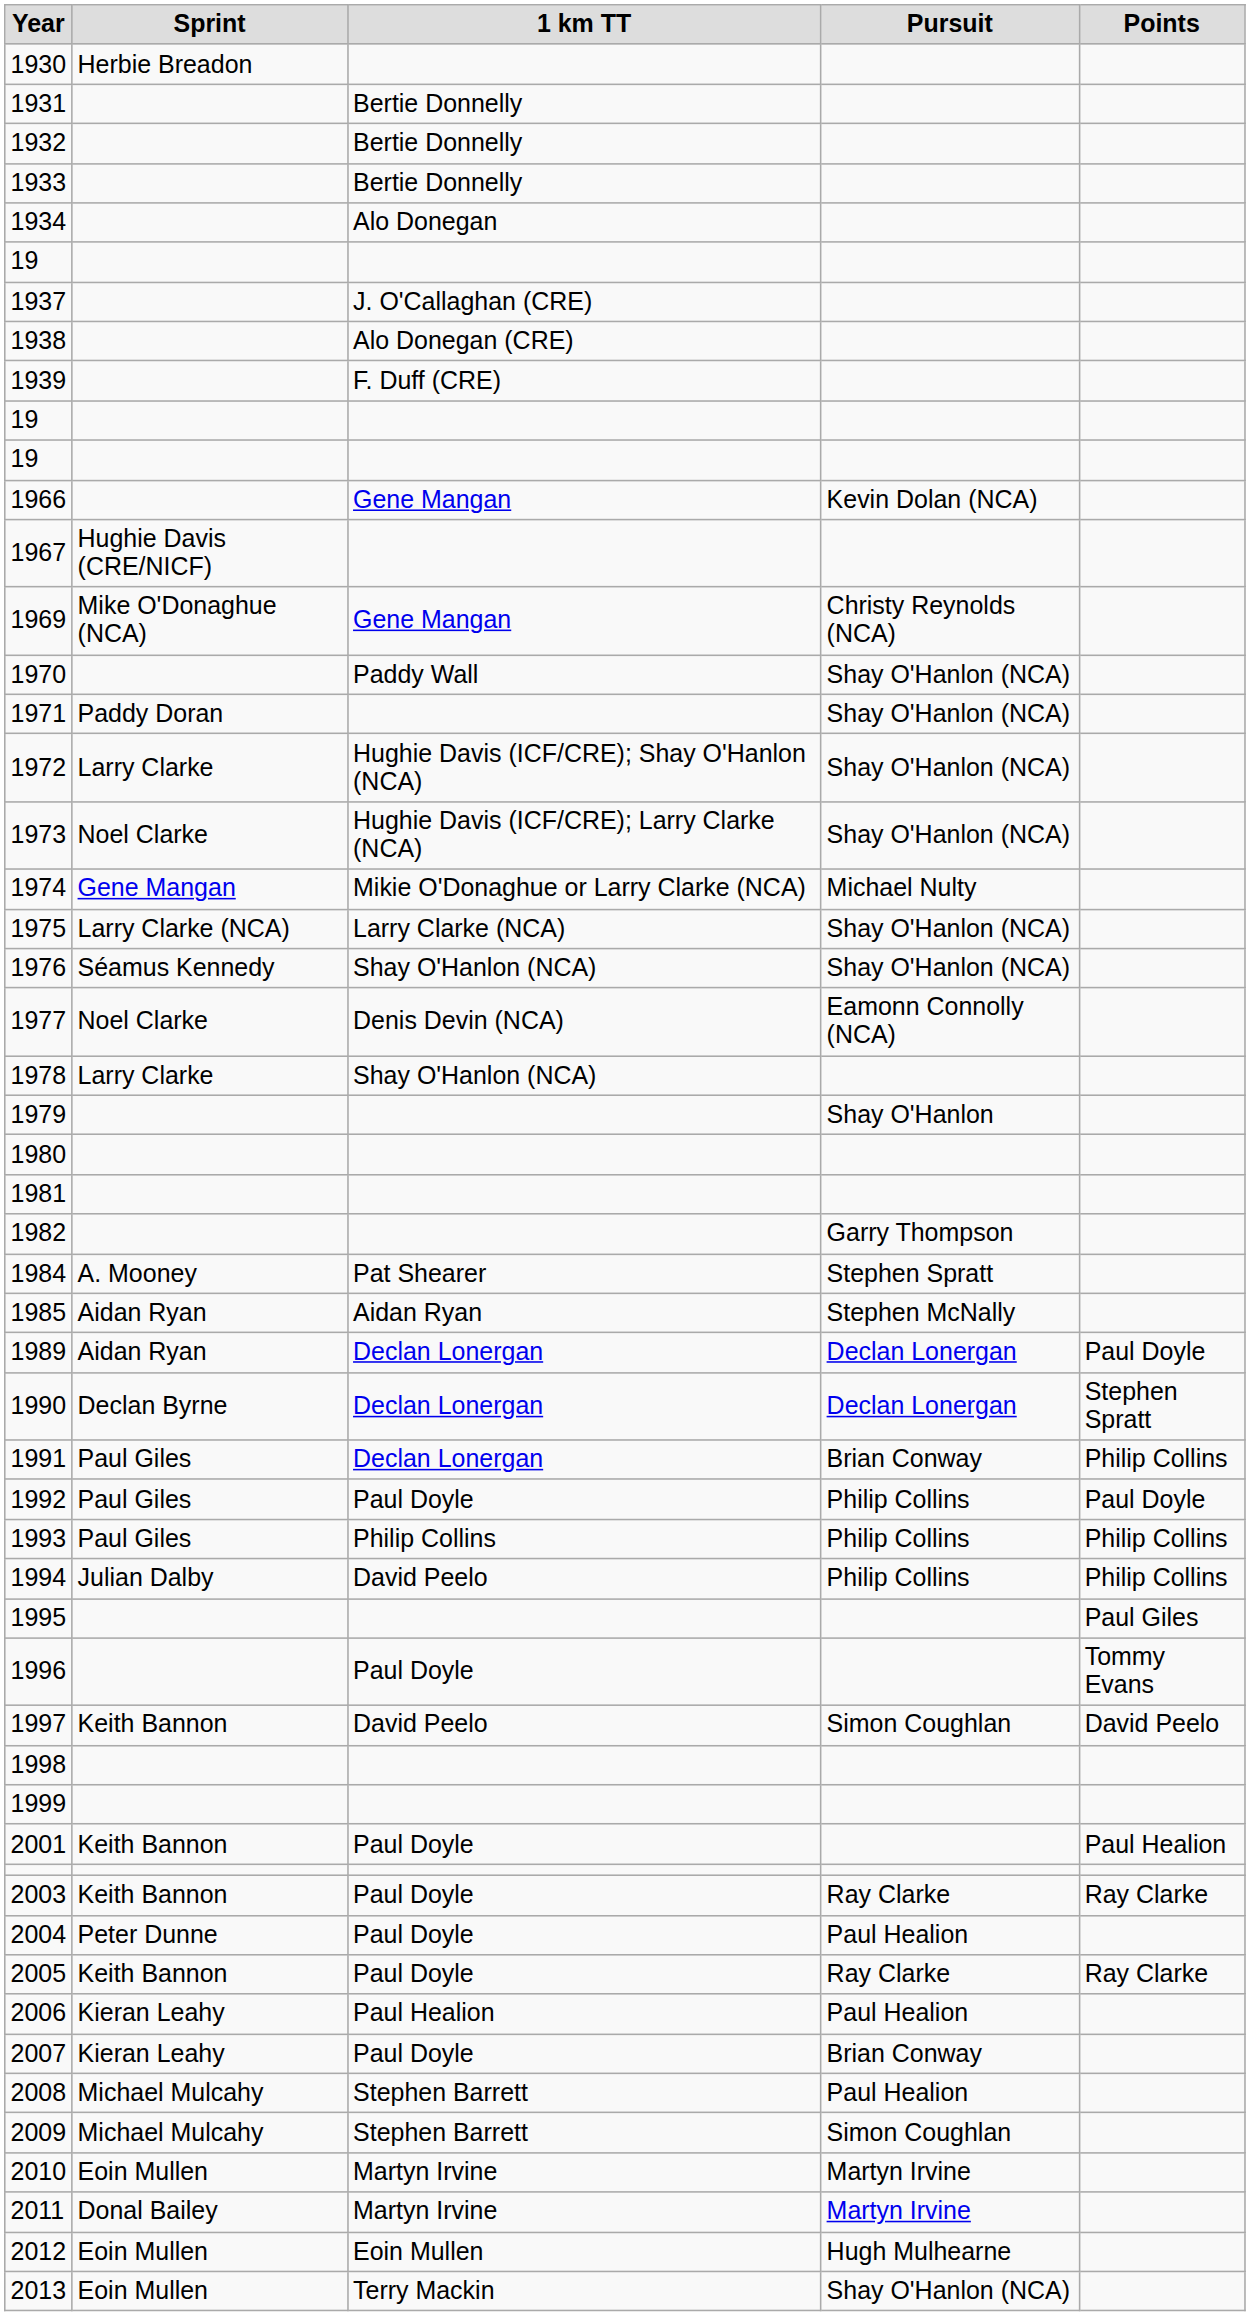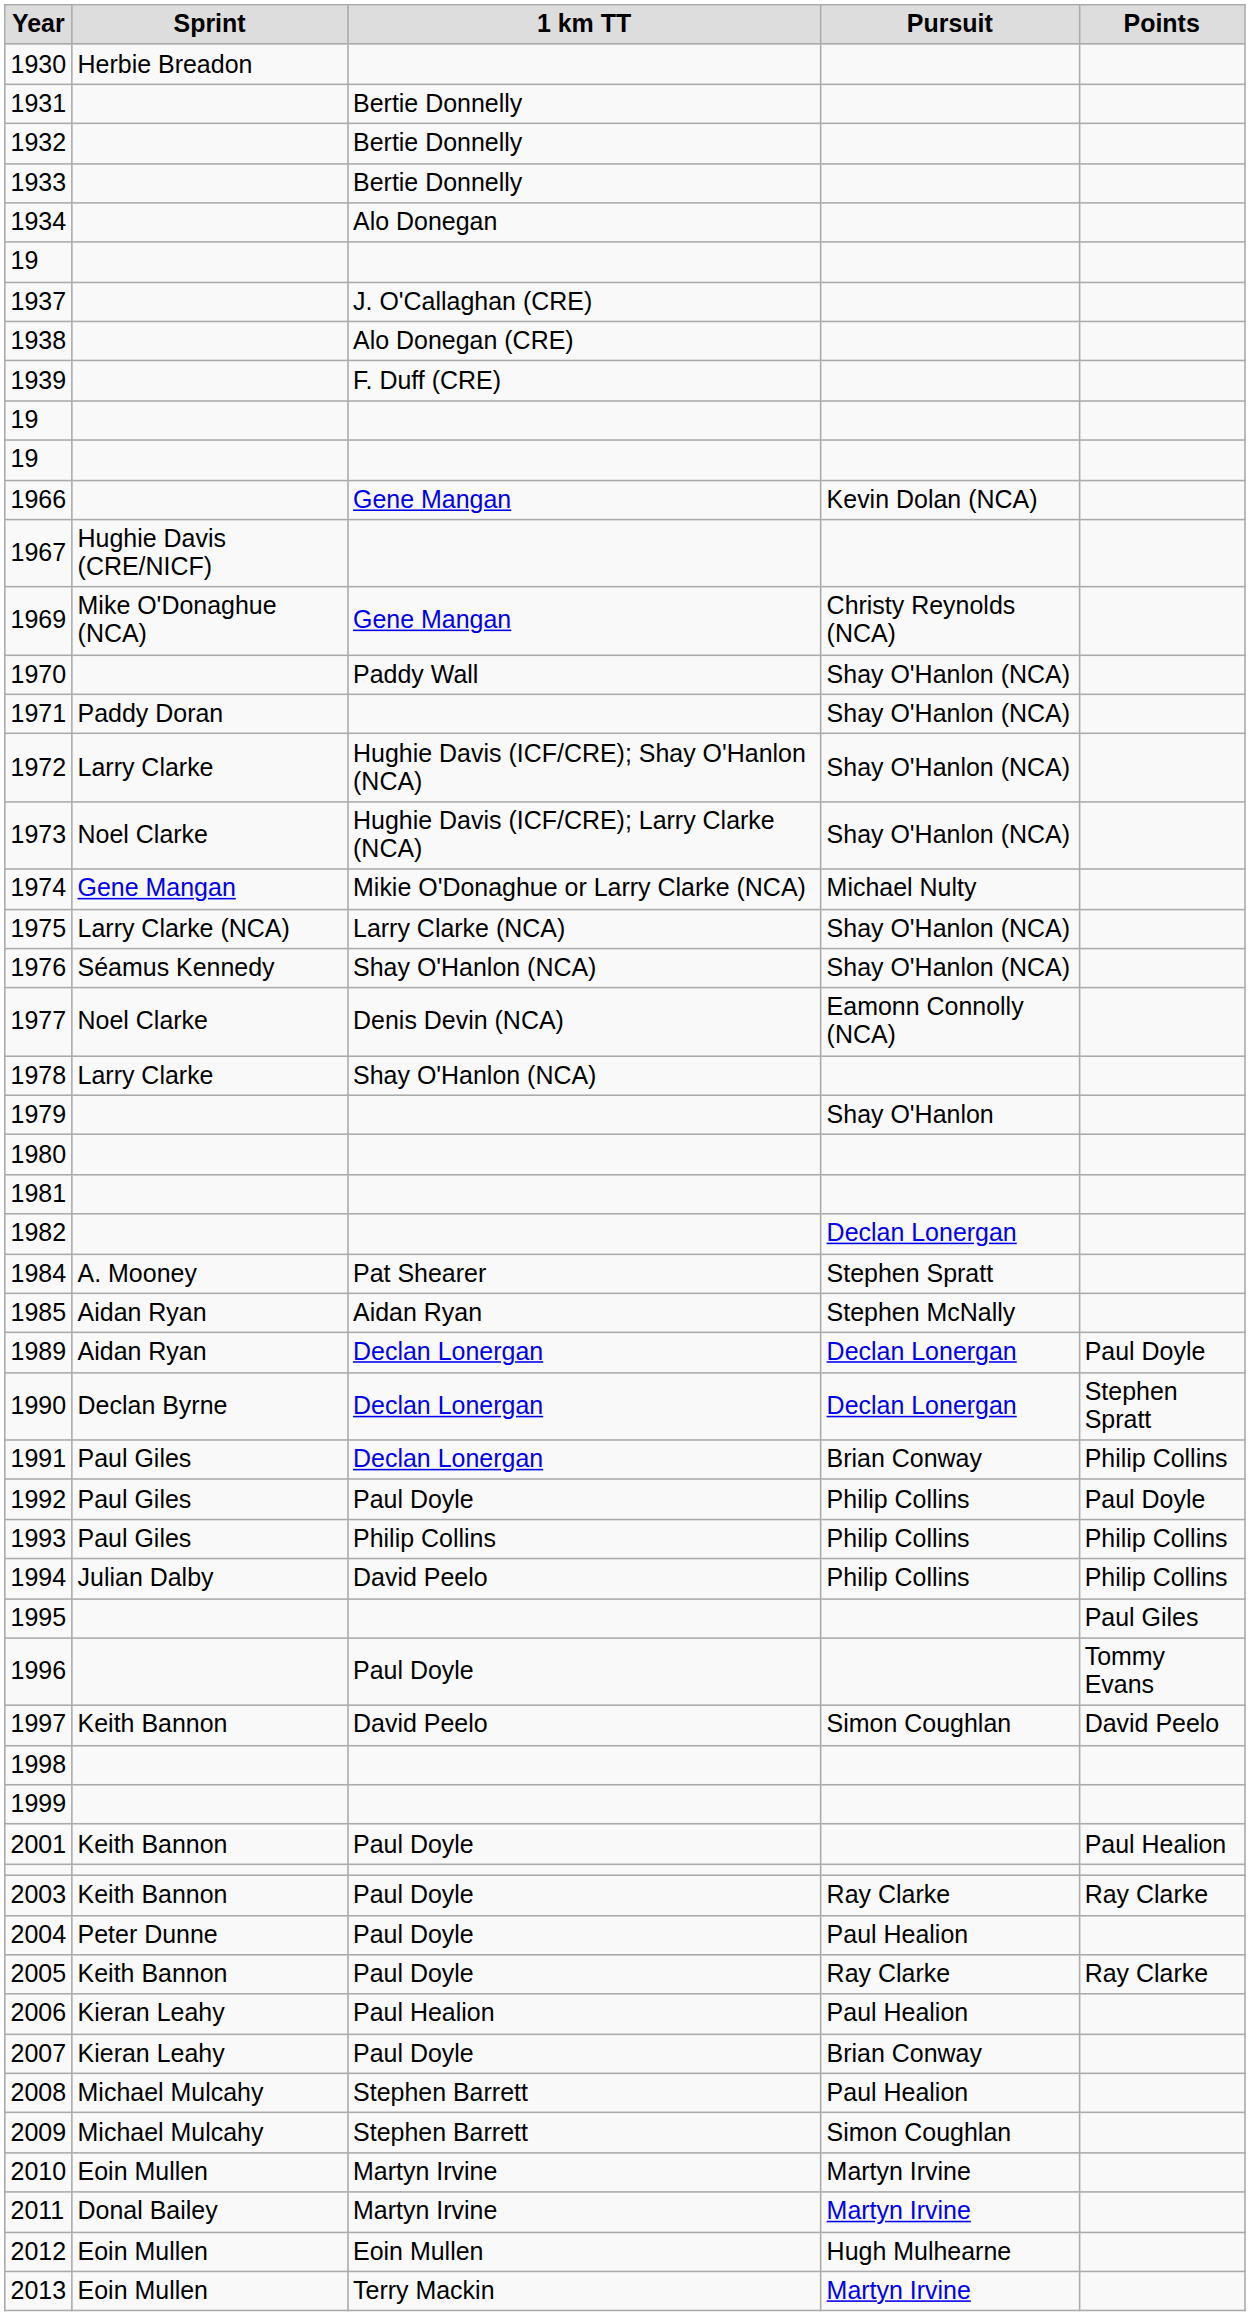(920, 1233) Garry Thompson -> (922, 1233) Declan Lonergan
(948, 2290) Shay O'Hanlon (NCA) -> (899, 2290) Martyn Irvine
